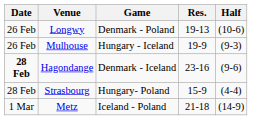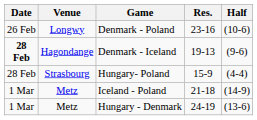(197, 29) 19-13 -> (203, 29) 23-16
- row: (136, 45)
(197, 68) 23-16 -> (203, 51) 19-13
+ row: (140, 106)
